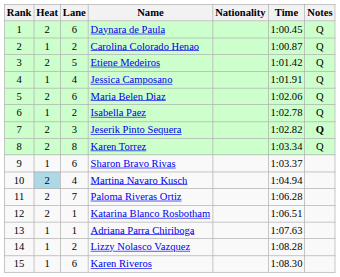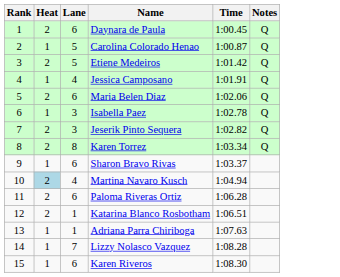- column: (240, 12)
(74, 46) 2 -> (74, 46) 5
(74, 113) 2 -> (74, 113) 3
(320, 130) bold -> (265, 130) normal
(74, 197) 7 -> (74, 197) 6
(74, 247) 2 -> (74, 247) 7
